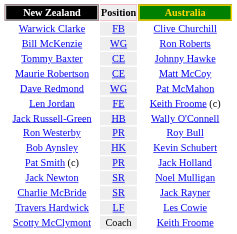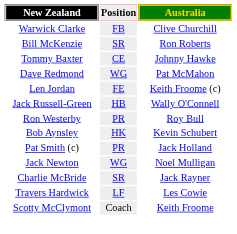(119, 43) WG -> (119, 43) SR
- row: (52, 73)
(119, 178) SR -> (119, 163) WG
